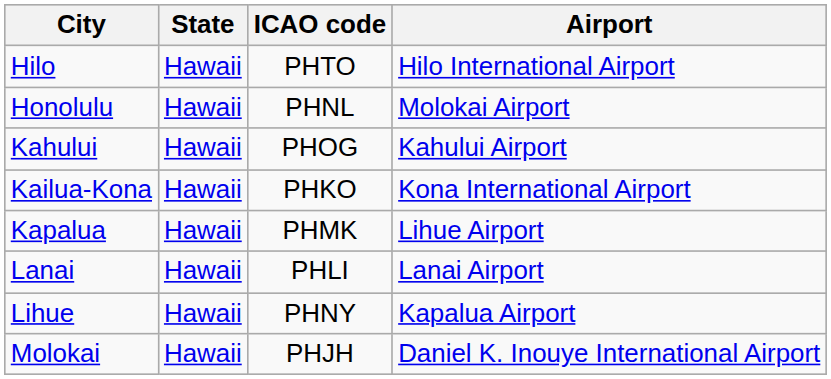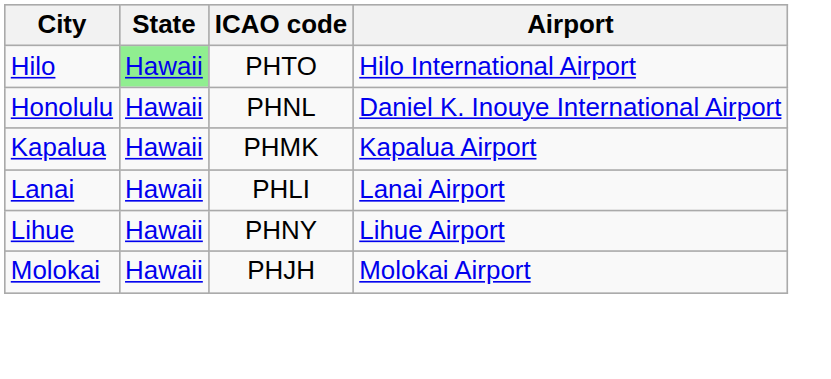(203, 66) no background -> (164, 66) lightgreen background
(484, 107) Molokai Airport -> (570, 107) Daniel K. Inouye International Airport
- row: (54, 148)
- row: (81, 189)
(471, 230) Lihue Airport -> (448, 148) Kapalua Airport
(487, 312) Kapalua Airport -> (432, 230) Lihue Airport
(609, 353) Daniel K. Inouye International Airport -> (445, 271) Molokai Airport
